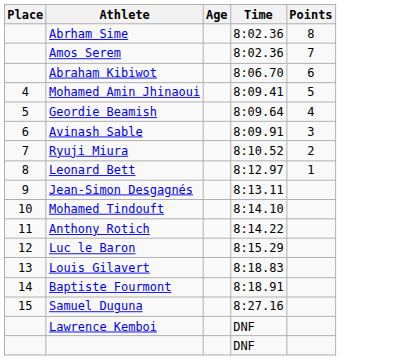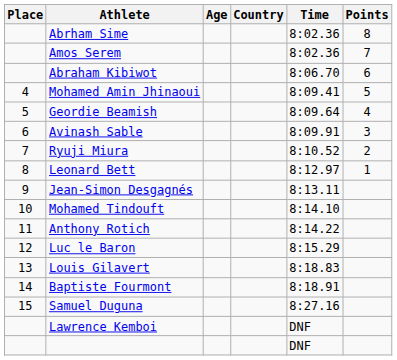+ column: (258, 14)
